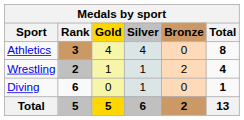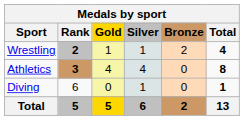rows swapped: (29, 51) <-> (31, 69)
(75, 88) bold -> (75, 88) normal
